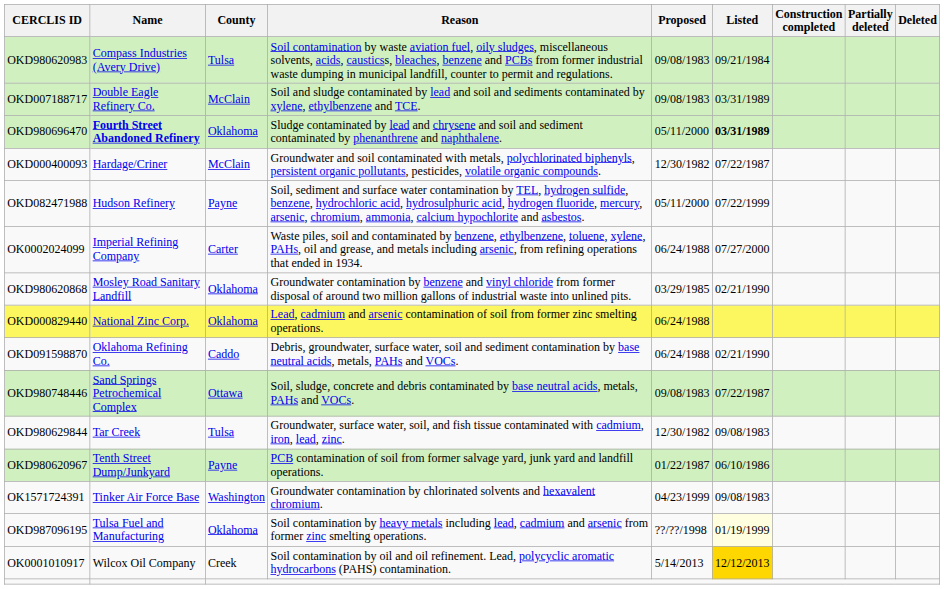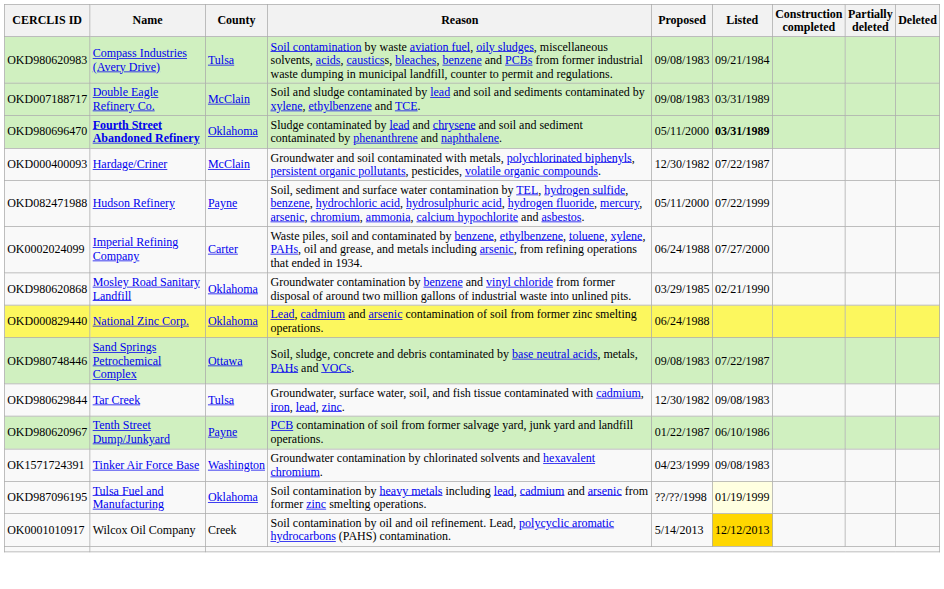- row: (47, 354)
